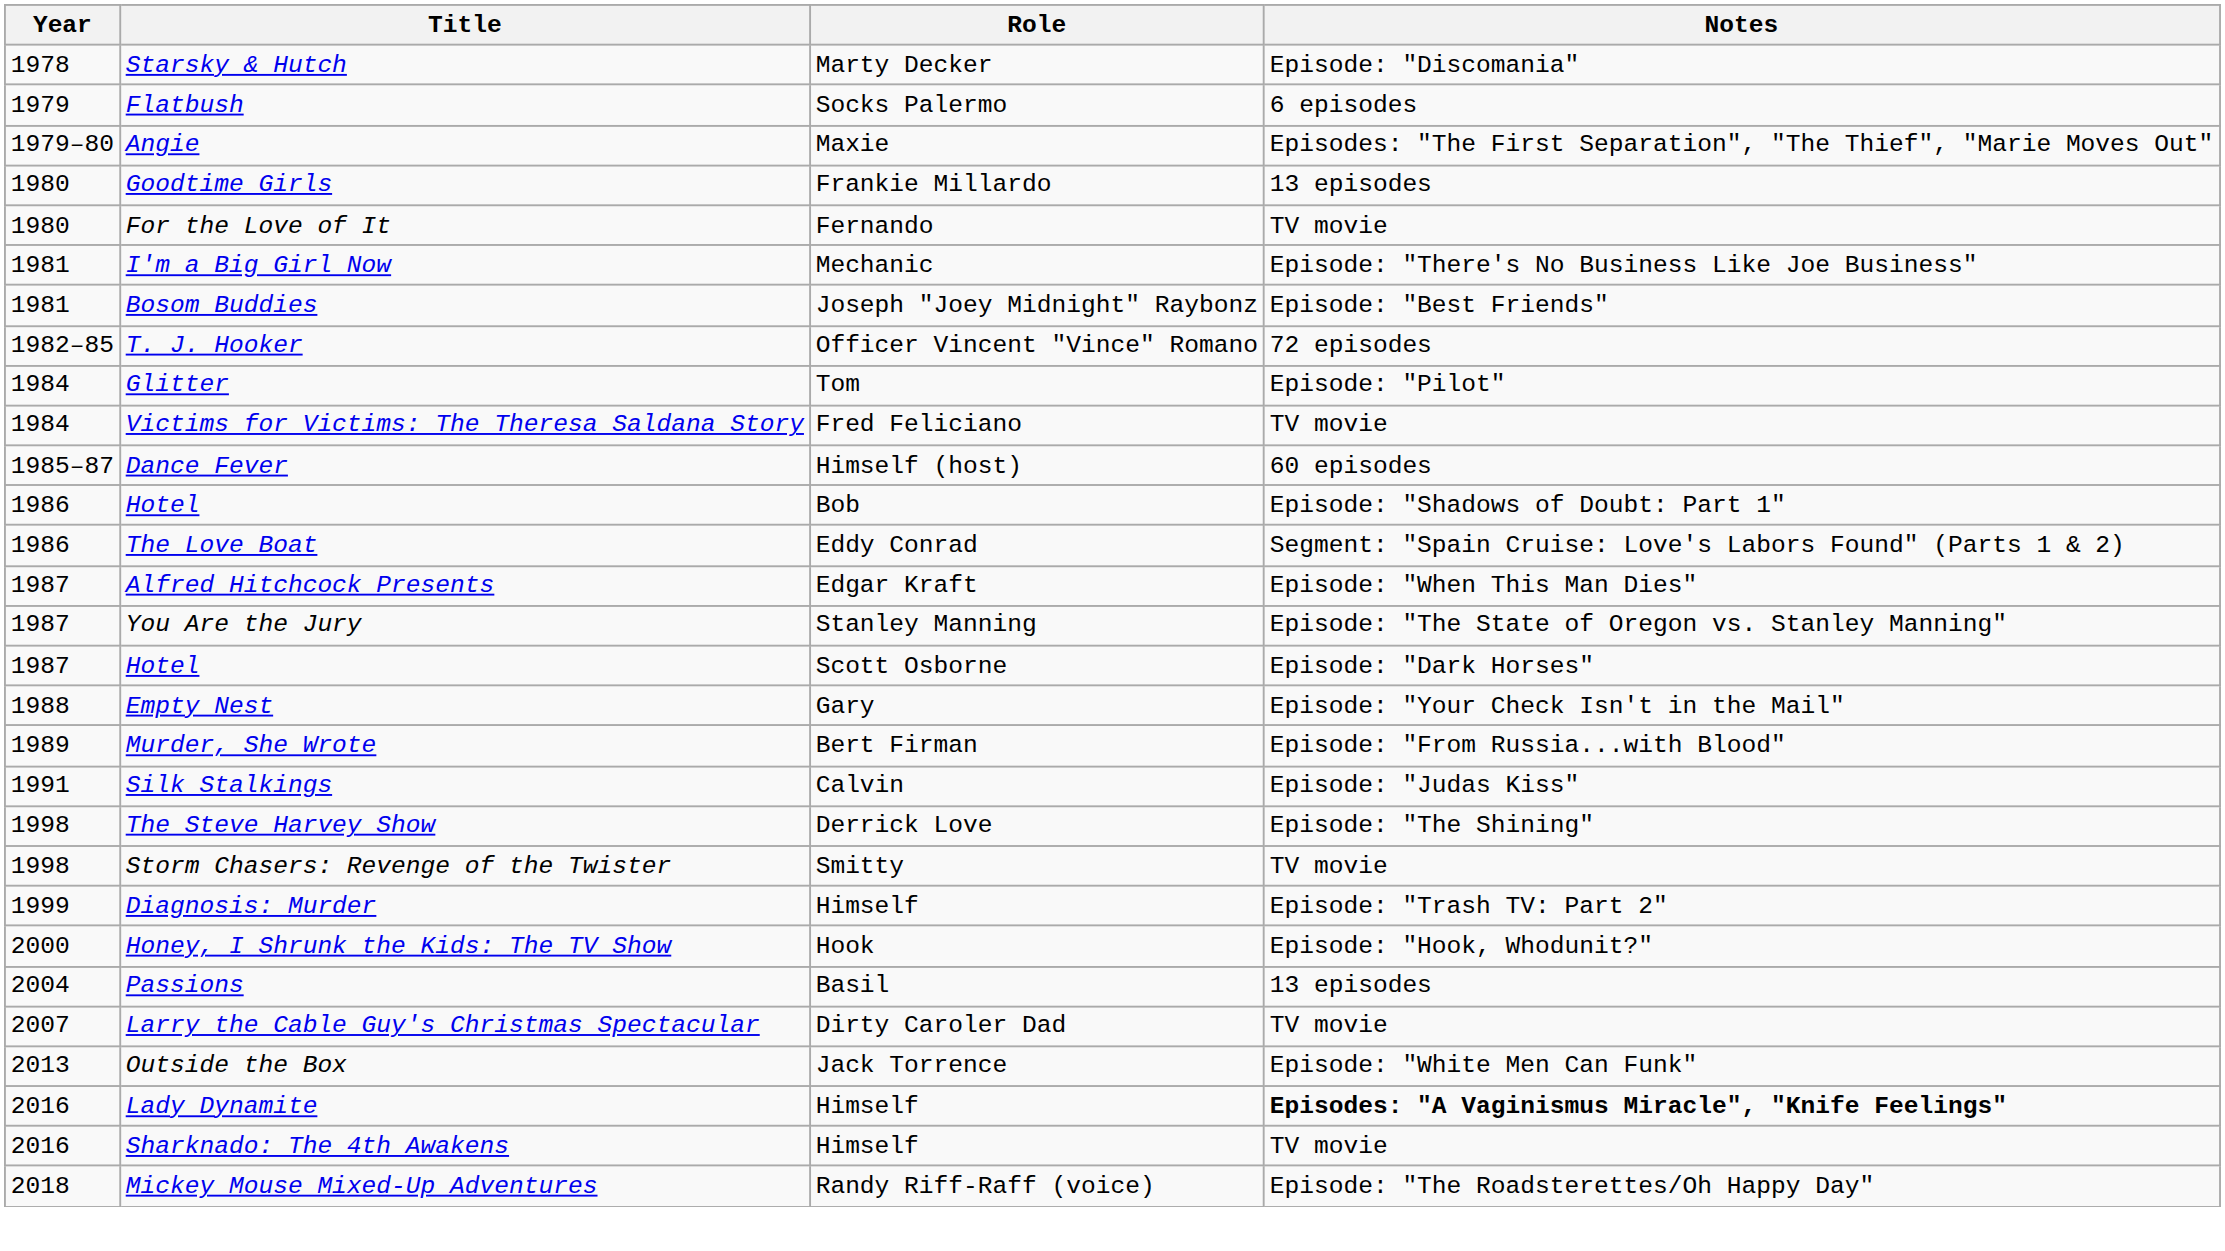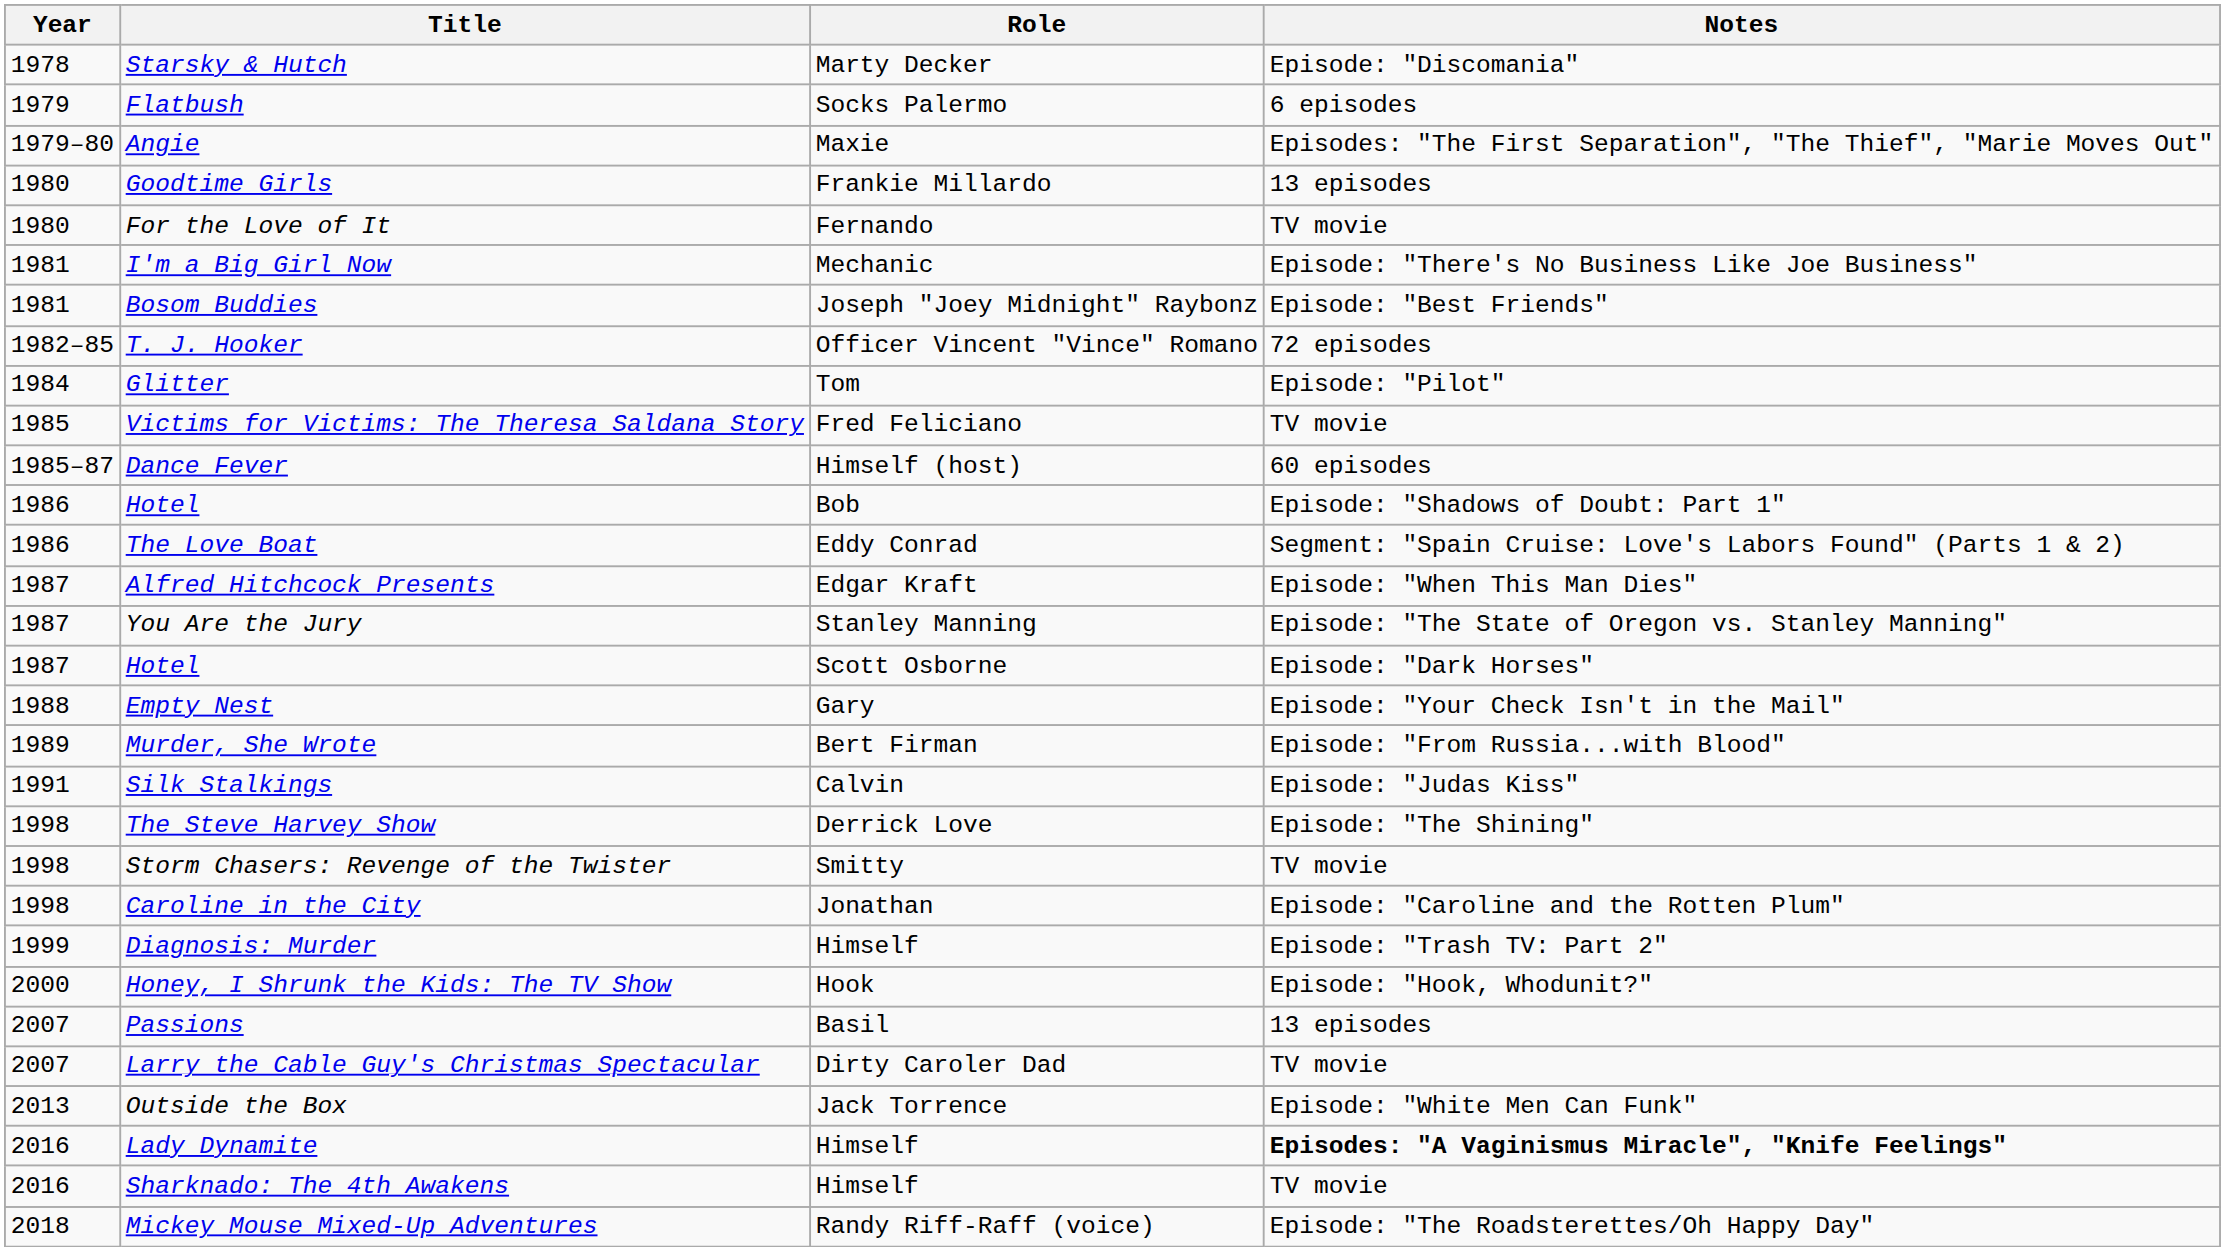(40, 425) 1984 -> (40, 425) 1985
+ row: (273, 906)
(40, 986) 2004 -> (40, 1026) 2007
